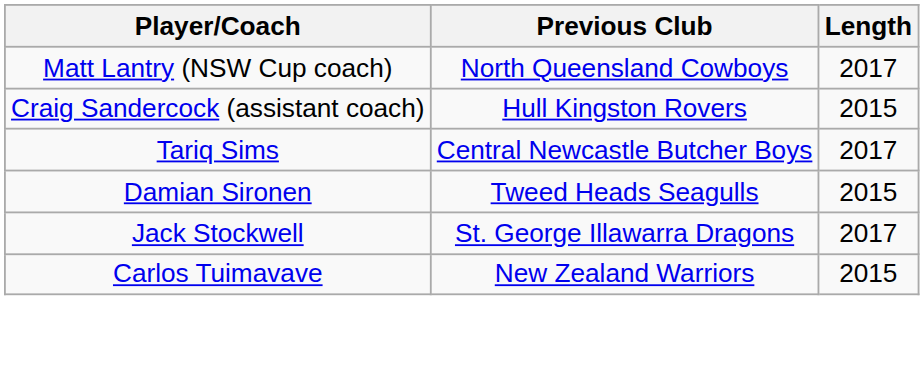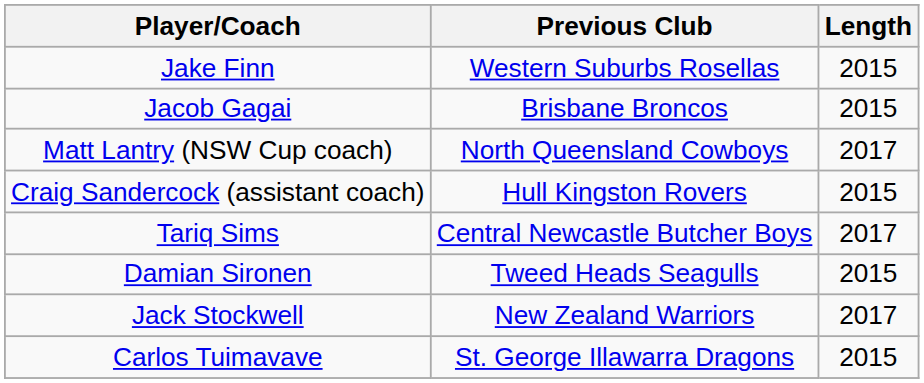+ row: (218, 67)
+ row: (218, 109)
(625, 233) St. George Illawarra Dragons -> (625, 316) New Zealand Warriors
(625, 274) New Zealand Warriors -> (625, 357) St. George Illawarra Dragons
